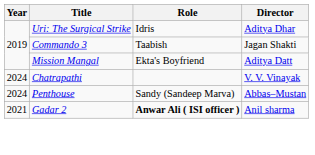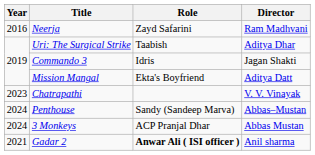+ row: (46, 28)
(145, 28) Idris -> (151, 45) Taabish
(151, 45) Taabish -> (145, 61) Idris
(17, 77) 2024 -> (17, 93) 2023
+ row: (54, 126)
